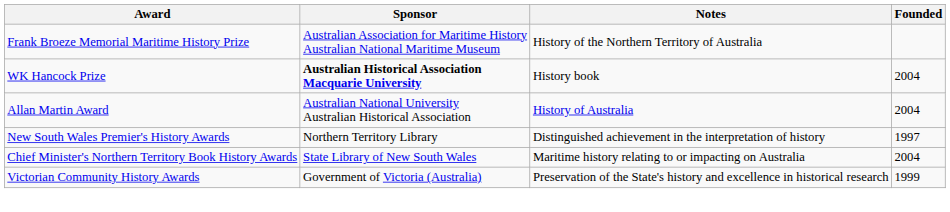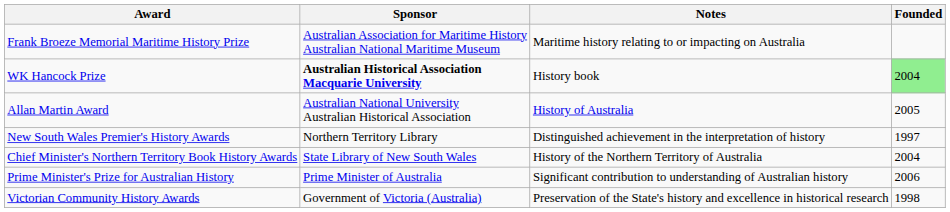(647, 41) History of the Northern Territory of Australia -> (669, 41) Maritime history relating to or impacting on Australia
(907, 75) no background -> (907, 75) lightgreen background
(907, 110) 2004 -> (907, 110) 2005
(669, 157) Maritime history relating to or impacting on Australia -> (647, 157) History of the Northern Territory of Australia
+ row: (121, 177)
(907, 177) 1999 -> (907, 197) 1998
